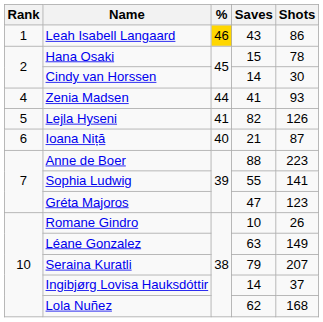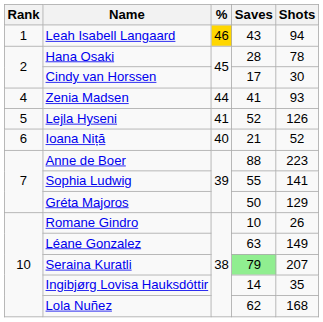(297, 35) 86 -> (297, 35) 94
(254, 56) 15 -> (254, 56) 28
(254, 77) 14 -> (254, 77) 17
(254, 118) 82 -> (254, 118) 52
(297, 139) 87 -> (297, 139) 52
(254, 202) 47 -> (254, 202) 50
(297, 202) 123 -> (297, 202) 129
(254, 264) no background -> (254, 264) lightgreen background
(297, 285) 37 -> (297, 285) 35
